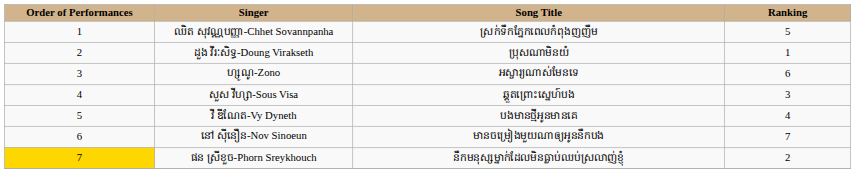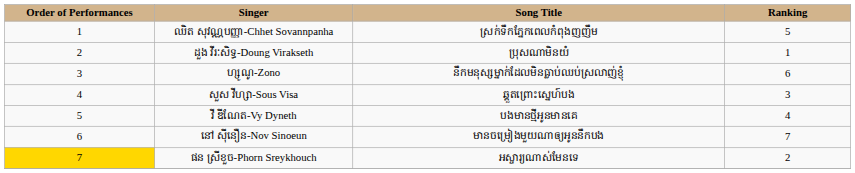(539, 73) អស្ចារ្យណាស់មែនទេ -> (539, 73) នឹកមនុស្សម្នាក់ដែលមិនធ្លាប់ឈប់ស្រលាញ់ខ្ញុំ
(539, 157) នឹកមនុស្សម្នាក់ដែលមិនធ្លាប់ឈប់ស្រលាញ់ខ្ញុំ -> (539, 157) អស្ចារ្យណាស់មែនទេ
